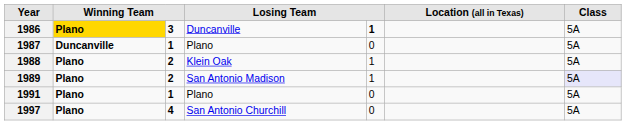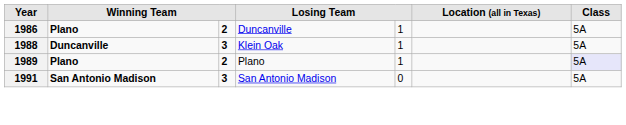(70, 29) gold background -> (64, 29) no background
(171, 29) 3 -> (224, 29) 2
(372, 29) bold -> (401, 29) normal
- row: (29, 45)
(70, 62) Plano -> (79, 45) Duncanville
(171, 62) 2 -> (224, 45) 3
(236, 78) San Antonio Madison -> (251, 62) Plano
(70, 95) Plano -> (103, 78) San Antonio Madison
(171, 95) 1 -> (224, 78) 3
(200, 95) Plano -> (287, 78) San Antonio Madison
- row: (29, 111)
